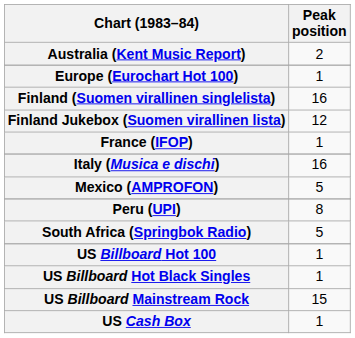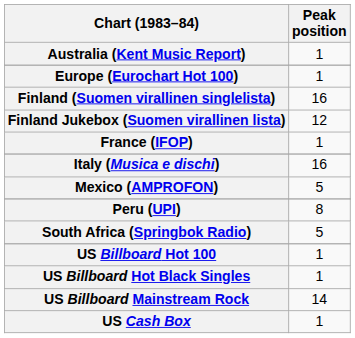(319, 53) 2 -> (319, 53) 1
(319, 299) 15 -> (319, 299) 14
